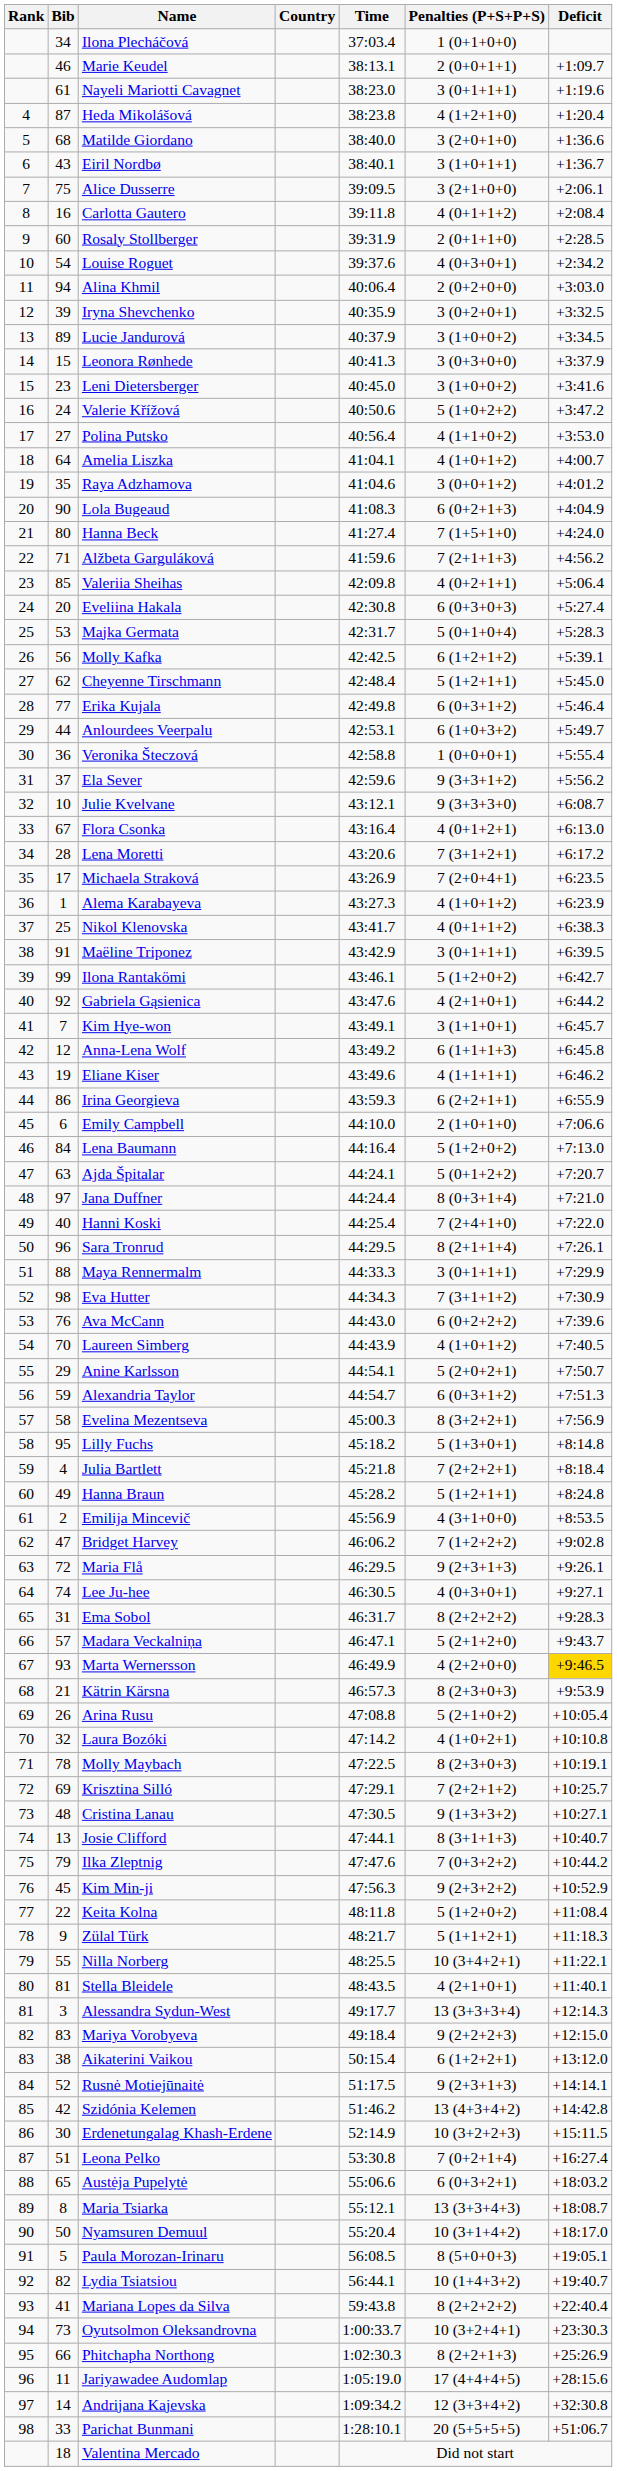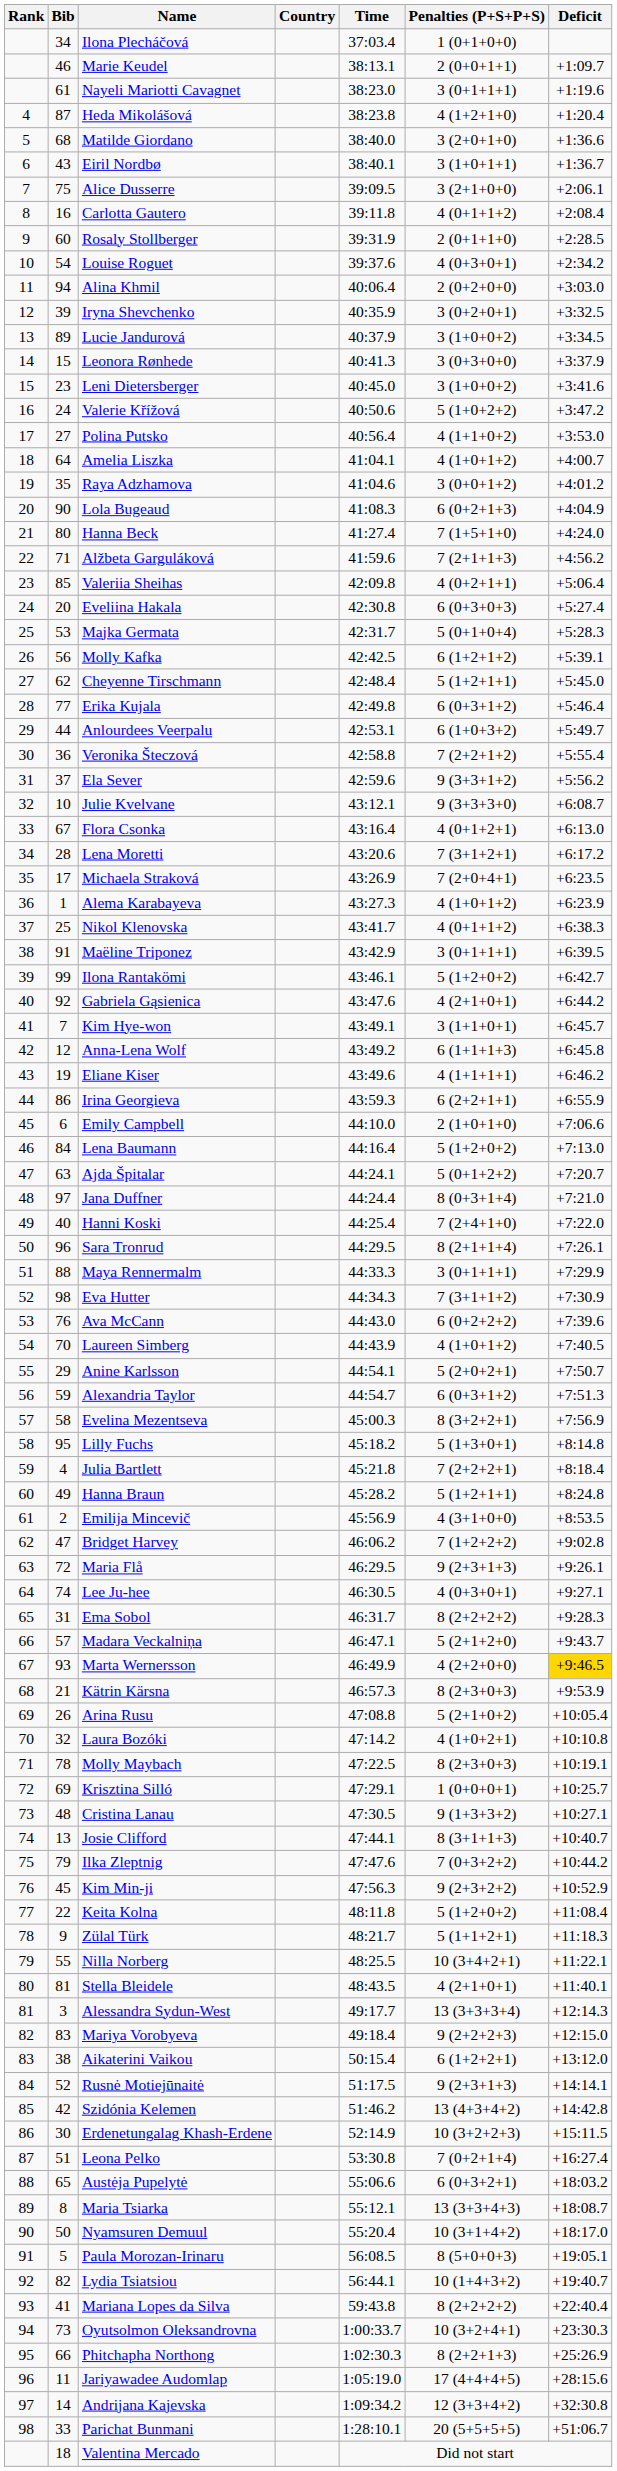(477, 755) 1 (0+0+0+1) -> (477, 755) 7 (2+2+1+2)
(477, 1788) 7 (2+2+1+2) -> (477, 1788) 1 (0+0+0+1)
